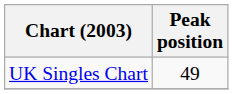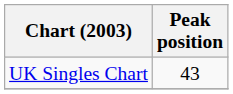(190, 72) 49 -> (190, 72) 43
